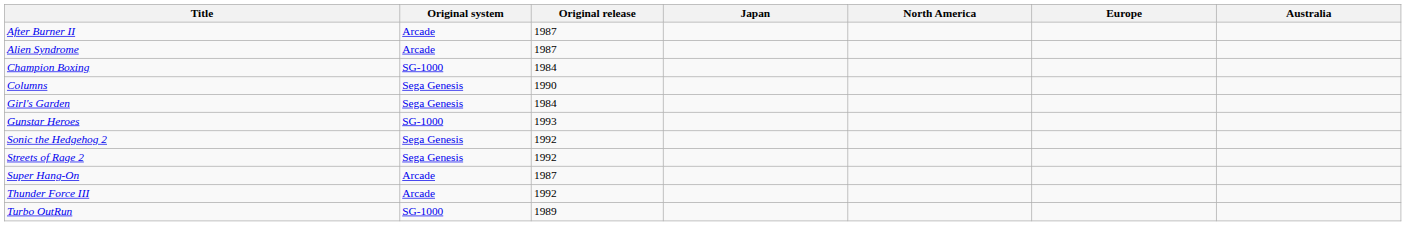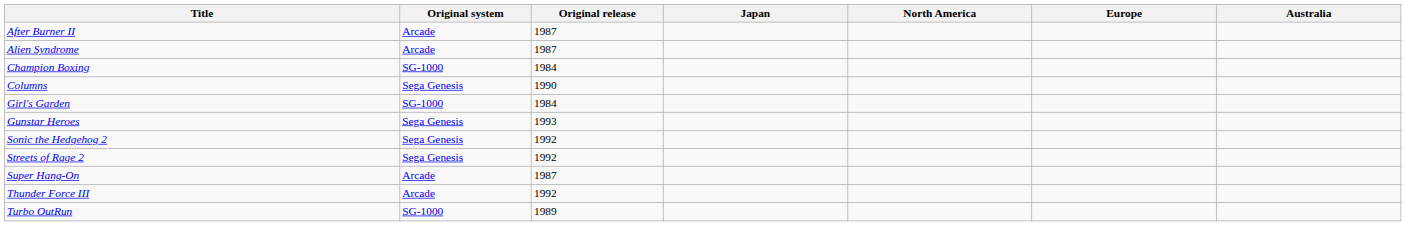(433, 103) Sega Genesis -> (423, 103) SG-1000
(423, 121) SG-1000 -> (433, 121) Sega Genesis
